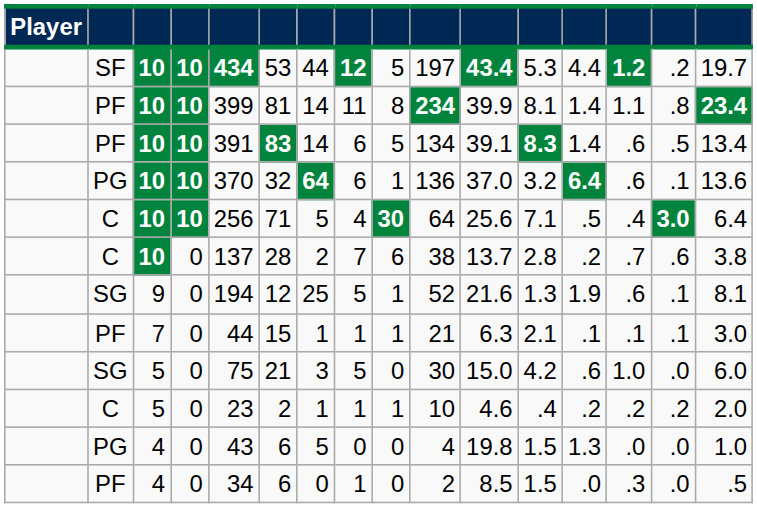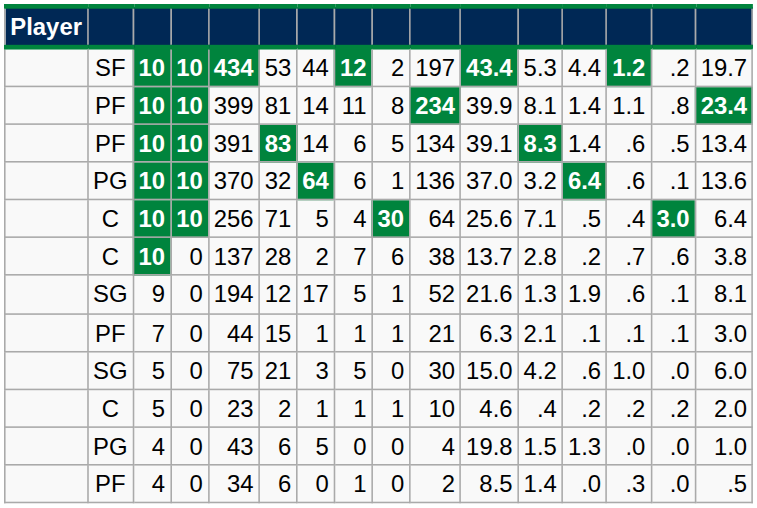(398, 68) 5 -> (398, 68) 2
(316, 295) 25 -> (316, 295) 17
(540, 483) 1.5 -> (540, 483) 1.4
